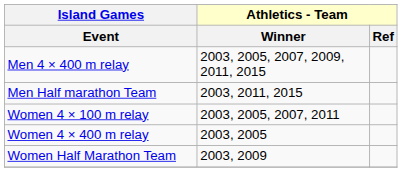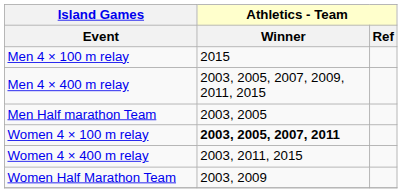+ row: (68, 57)
(252, 93) 2003, 2011, 2015 -> (234, 114) 2003, 2005
(270, 114) normal -> (270, 135) bold
(234, 135) 2003, 2005 -> (252, 156) 2003, 2011, 2015
